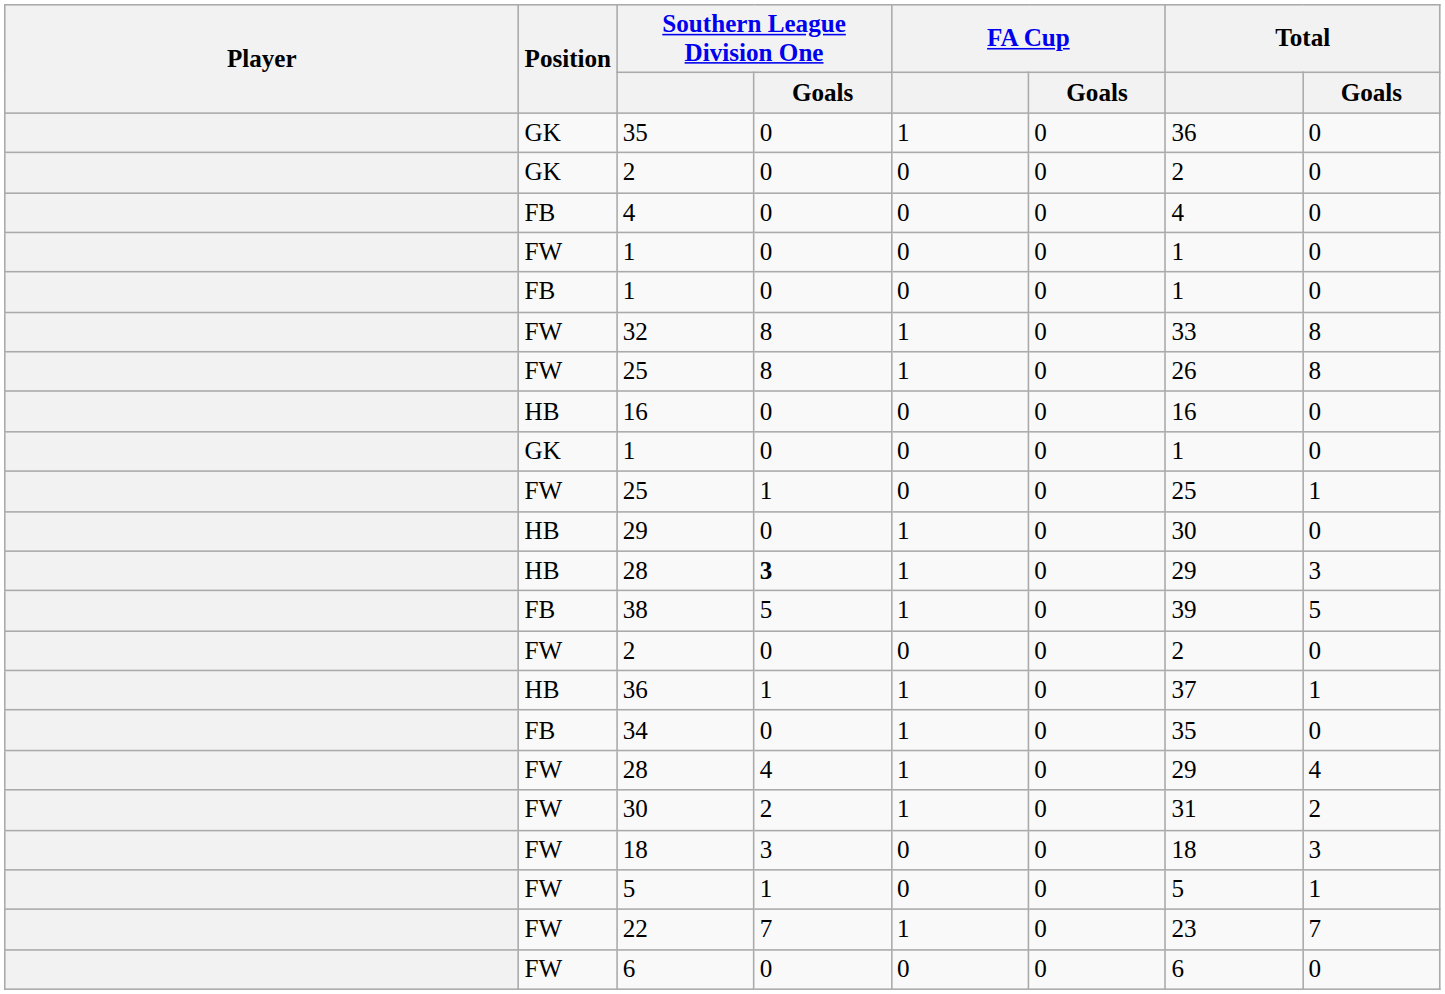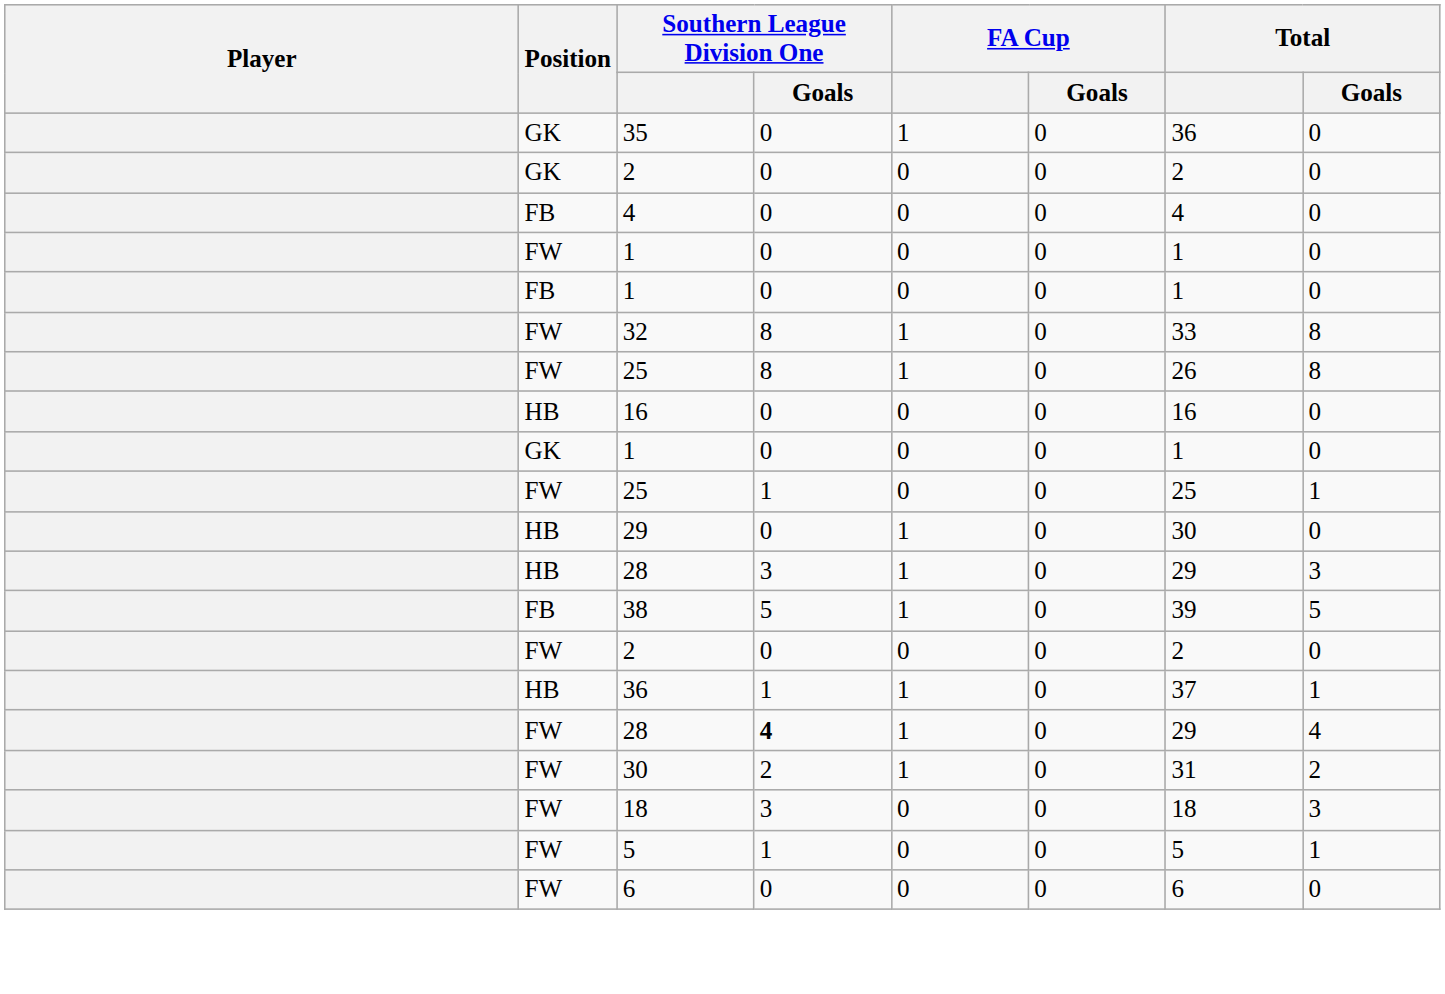(766, 570) bold -> (766, 570) normal
- row: (540, 729)
(766, 769) normal -> (766, 729) bold
- row: (543, 929)
